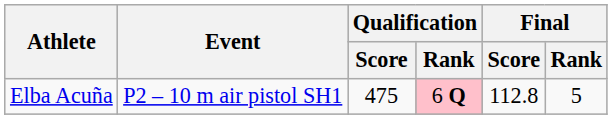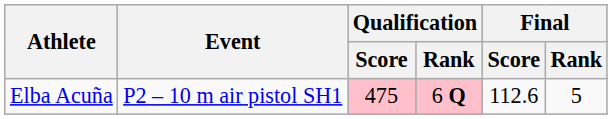(381, 96) no background -> (381, 96) pink background
(514, 96) 112.8 -> (514, 96) 112.6
